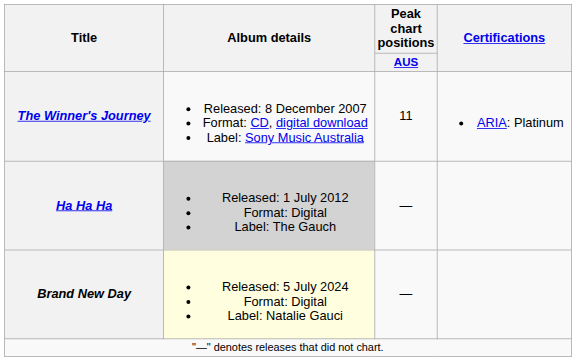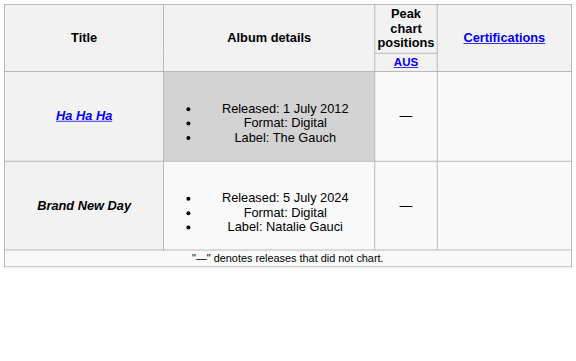- row: (84, 116)
(269, 302) lightyellow background -> (269, 213) no background
